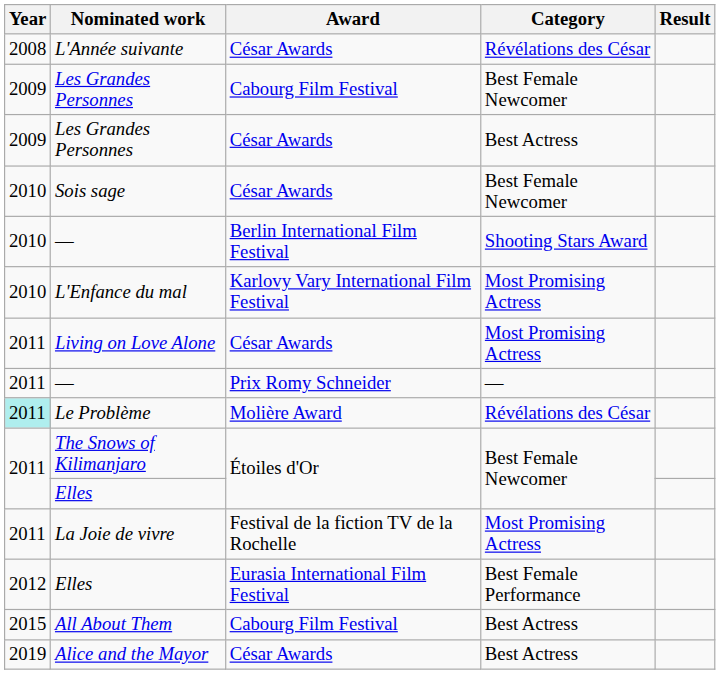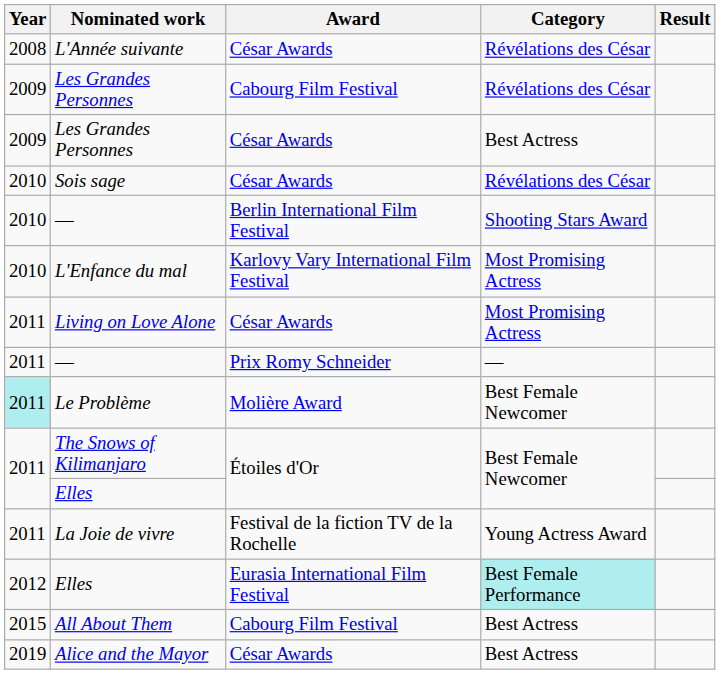(531, 89) Best Female Newcomer -> (568, 89) Révélations des César
(531, 190) Best Female Newcomer -> (568, 180) Révélations des César
(568, 412) Révélations des César -> (531, 402) Best Female Newcomer
(545, 533) Most Promising Actress -> (566, 533) Young Actress Award
(533, 584) no background -> (533, 584) paleturquoise background
